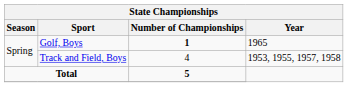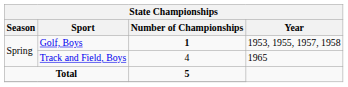(258, 43) 1965 -> (294, 43) 1953, 1955, 1957, 1958
(294, 58) 1953, 1955, 1957, 1958 -> (258, 58) 1965
